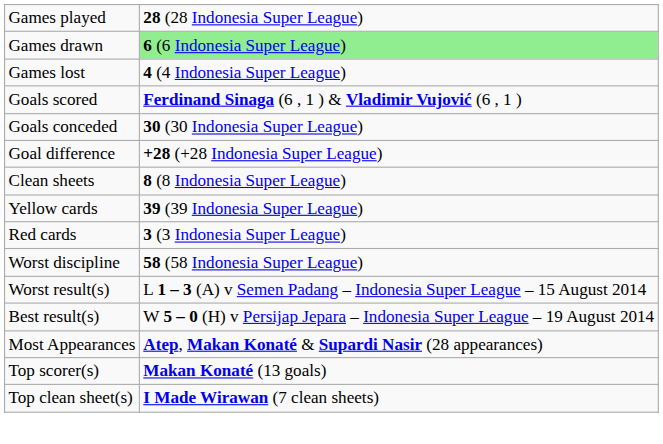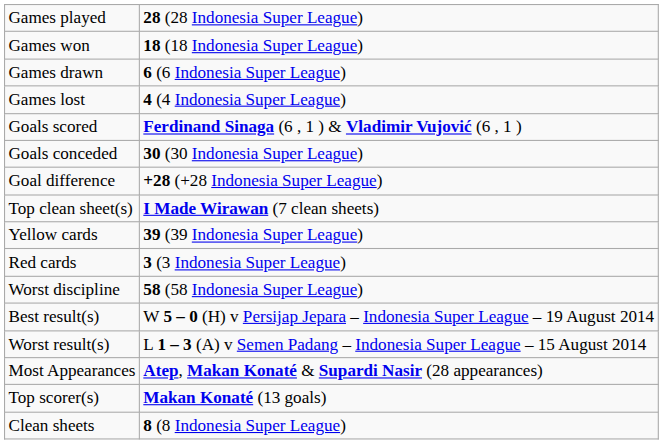+ row: (49, 45)
(245, 45) lightgreen background -> (245, 72) no background
rows swapped: (52, 180) <-> (71, 398)
rows swapped: (54, 316) <-> (59, 289)
